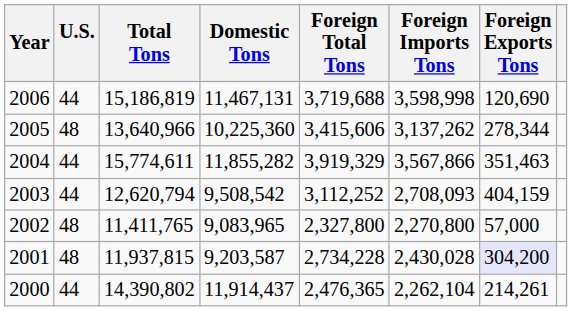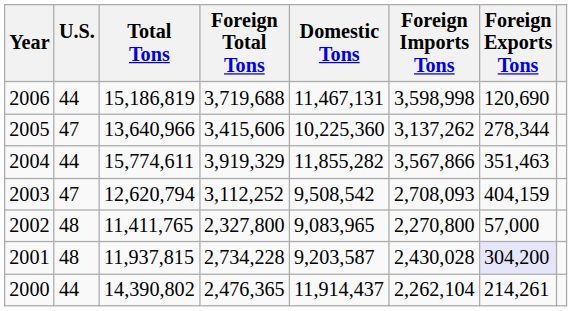columns swapped: (249, 43) <-> (344, 43)
(69, 129) 48 -> (69, 129) 47
(69, 193) 44 -> (69, 193) 47
